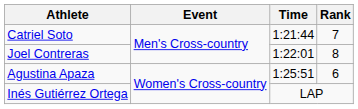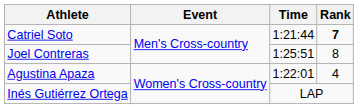(335, 35) normal -> (335, 35) bold
(293, 54) 1:22:01 -> (293, 54) 1:25:51
(293, 74) 1:25:51 -> (293, 74) 1:22:01
(335, 74) 6 -> (335, 74) 4
